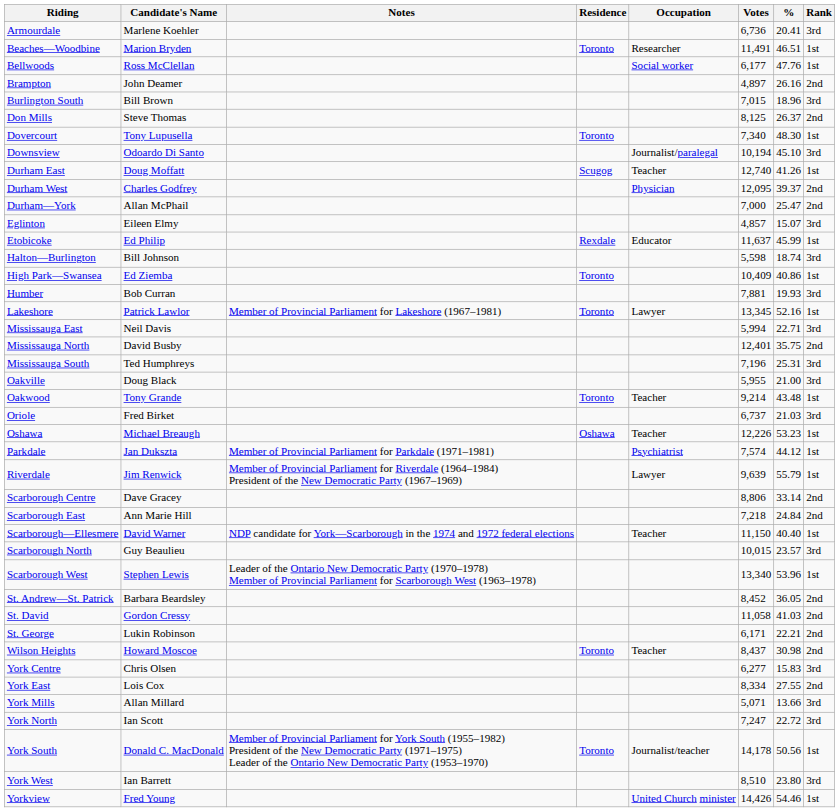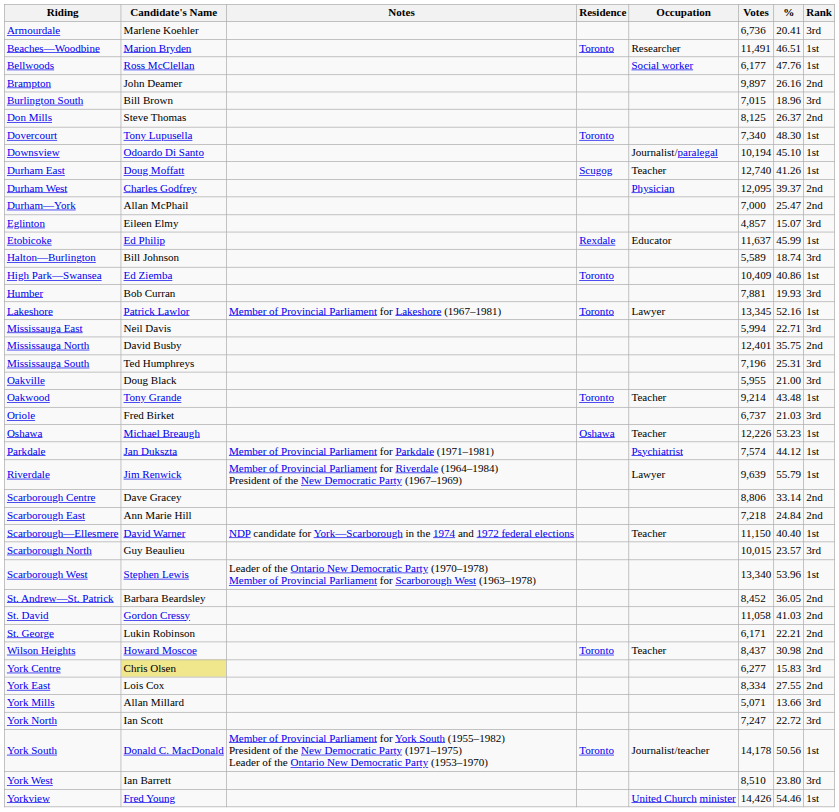(753, 83) 4,897 -> (753, 83) 9,897
(814, 153) 3rd -> (813, 153) 1st
(753, 258) 5,598 -> (753, 258) 5,589
(150, 668) no background -> (150, 668) khaki background
